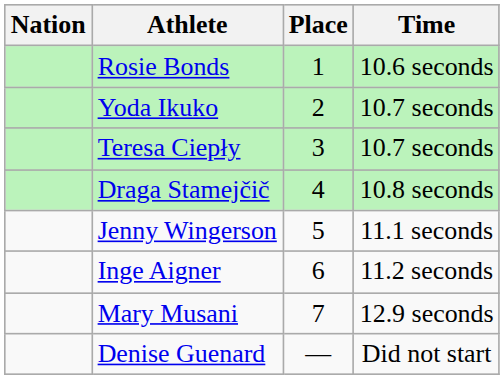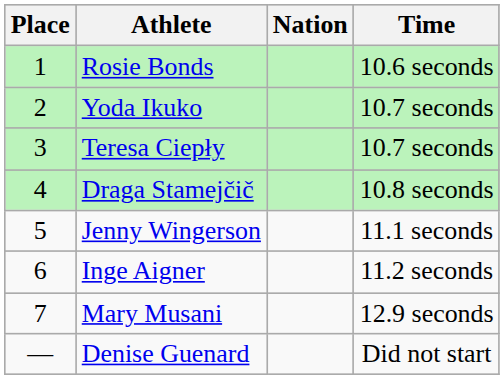columns swapped: (318, 25) <-> (48, 25)
